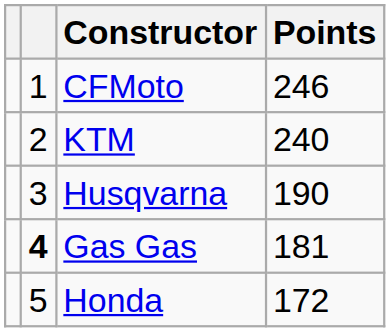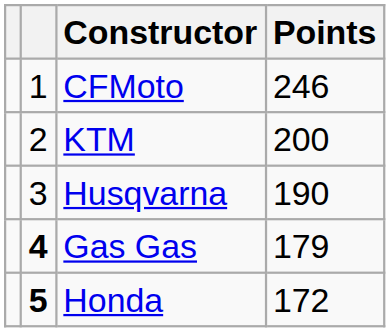(301, 139) 240 -> (301, 139) 200
(301, 247) 181 -> (301, 247) 179
(38, 300) normal -> (38, 300) bold
